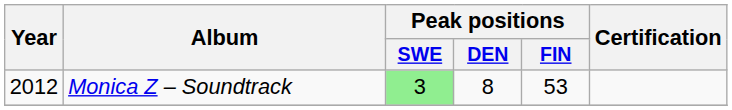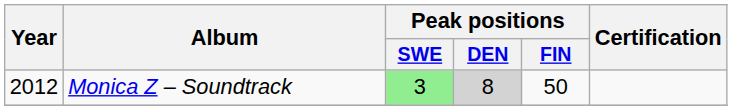(488, 87) no background -> (488, 87) lightgrey background
(556, 87) 53 -> (556, 87) 50
